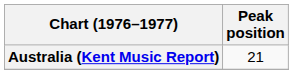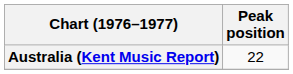(256, 57) 21 -> (256, 57) 22
